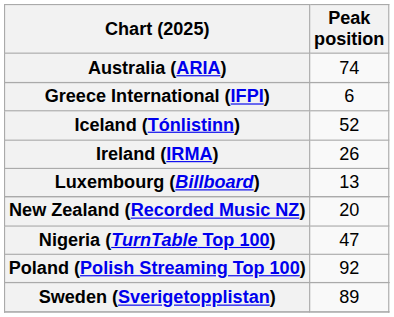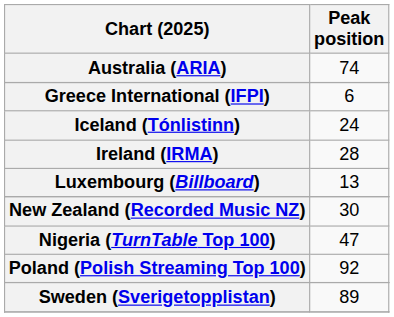(349, 125) 52 -> (349, 125) 24
(349, 153) 26 -> (349, 153) 28
(349, 211) 20 -> (349, 211) 30
